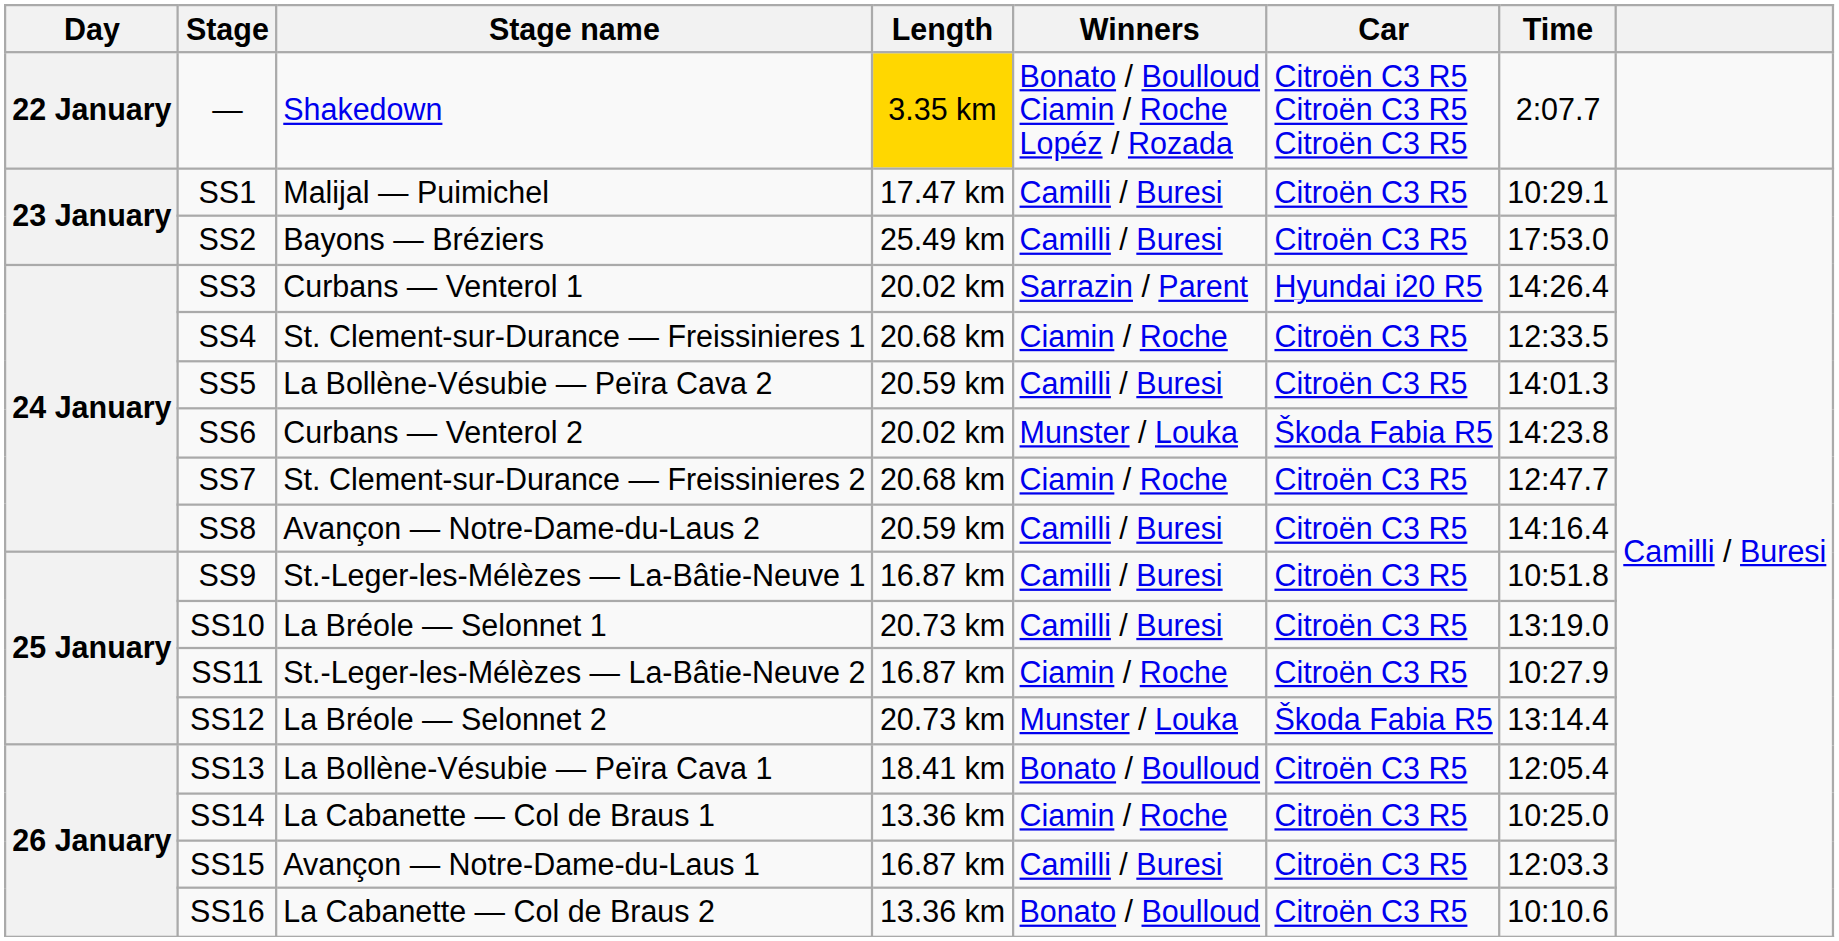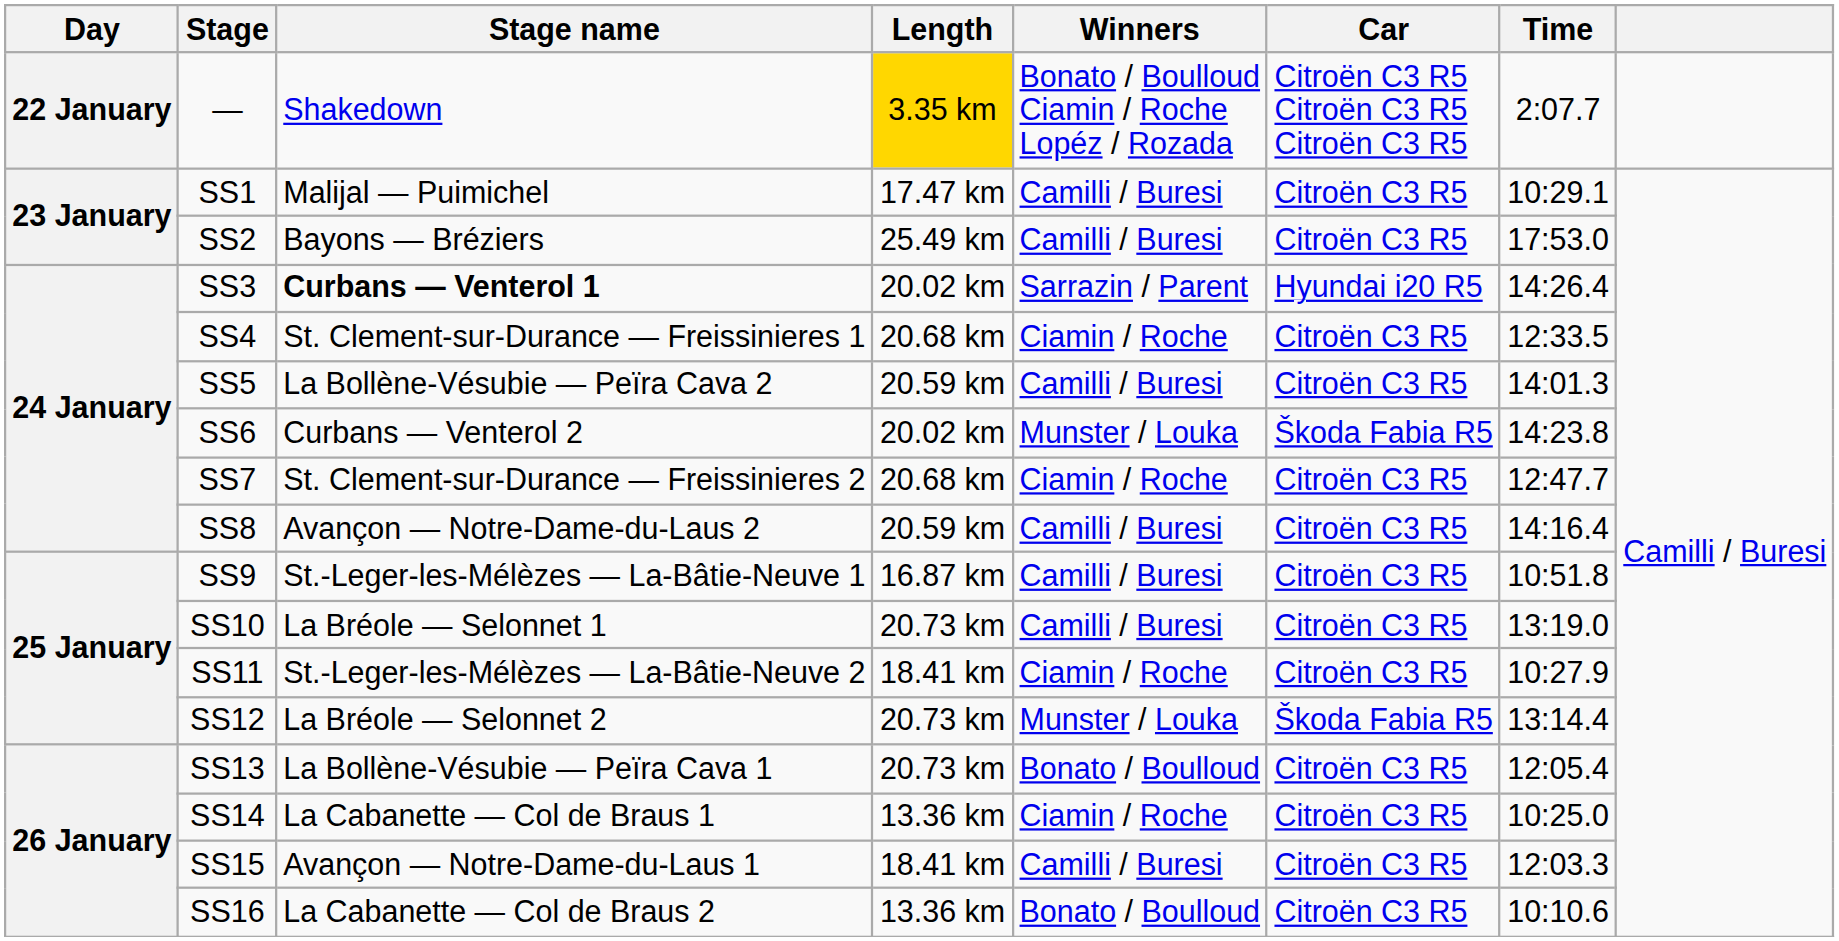(433, 288) normal -> (441, 288) bold
(943, 672) 16.87 km -> (943, 672) 18.41 km
(943, 768) 18.41 km -> (943, 768) 20.73 km
(943, 864) 16.87 km -> (943, 864) 18.41 km
